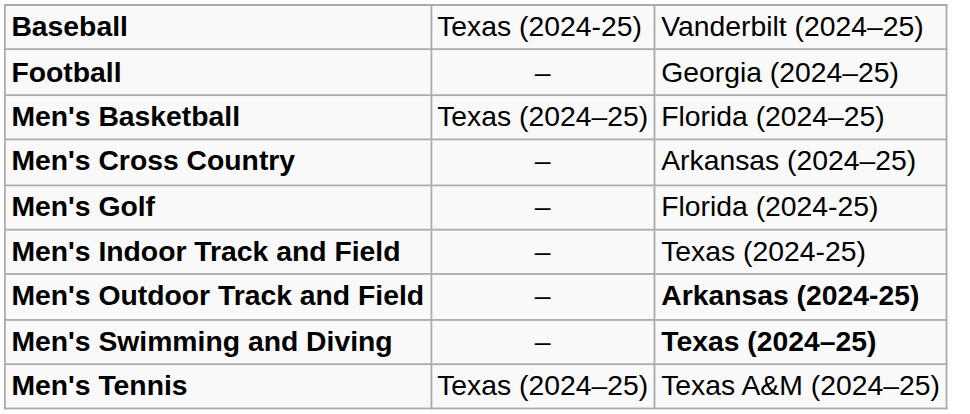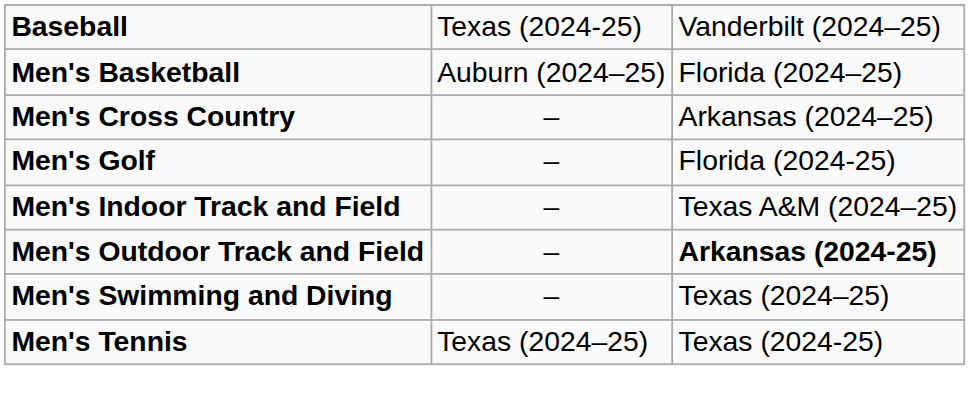- row: (66, 71)
(543, 116) Texas (2024–25) -> (551, 71) Auburn (2024–25)
(764, 251) Texas (2024-25) -> (818, 206) Texas A&M (2024–25)
(769, 341) bold -> (784, 296) normal
(801, 386) Texas A&M (2024–25) -> (781, 341) Texas (2024-25)
